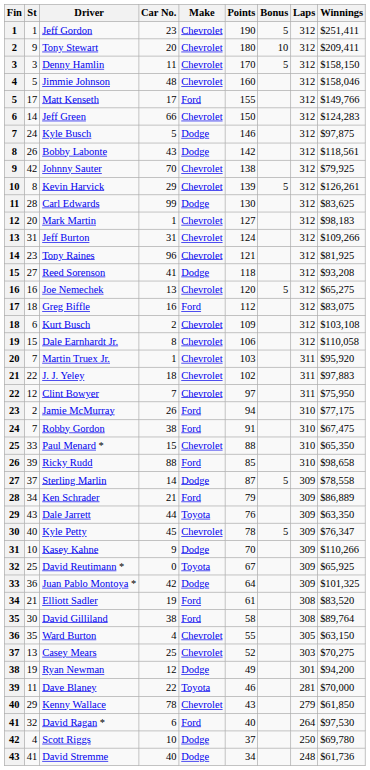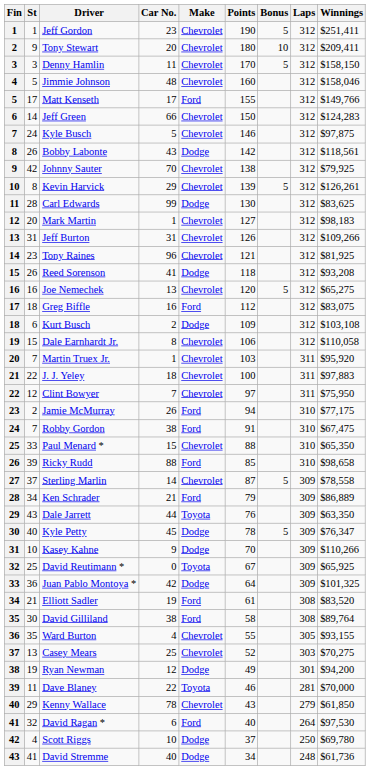(195, 134) Dodge -> (202, 134) Chevrolet
(248, 238) 124 -> (248, 238) 126
(32, 272) 27 -> (32, 272) 26
(202, 324) Chevrolet -> (195, 324) Dodge
(248, 376) 102 -> (248, 376) 100
(195, 480) Dodge -> (202, 480) Chevrolet
(202, 532) Chevrolet -> (195, 532) Dodge
(337, 635) $63,150 -> (337, 635) $93,155
